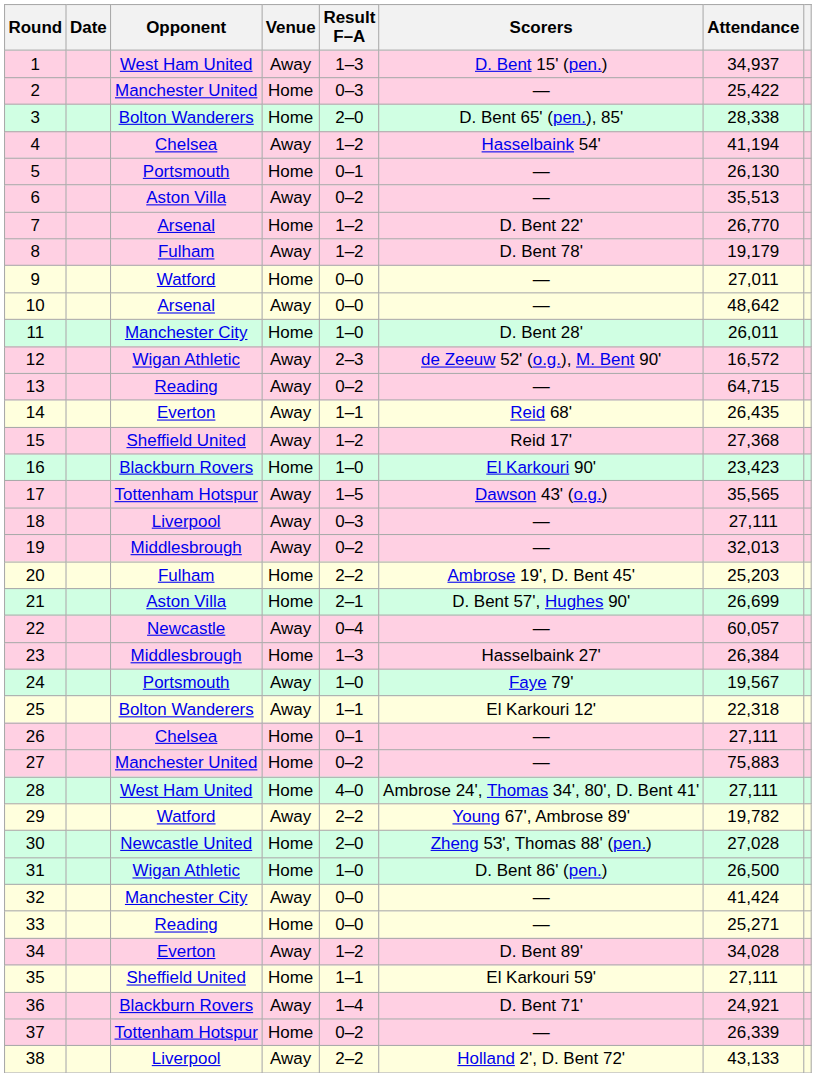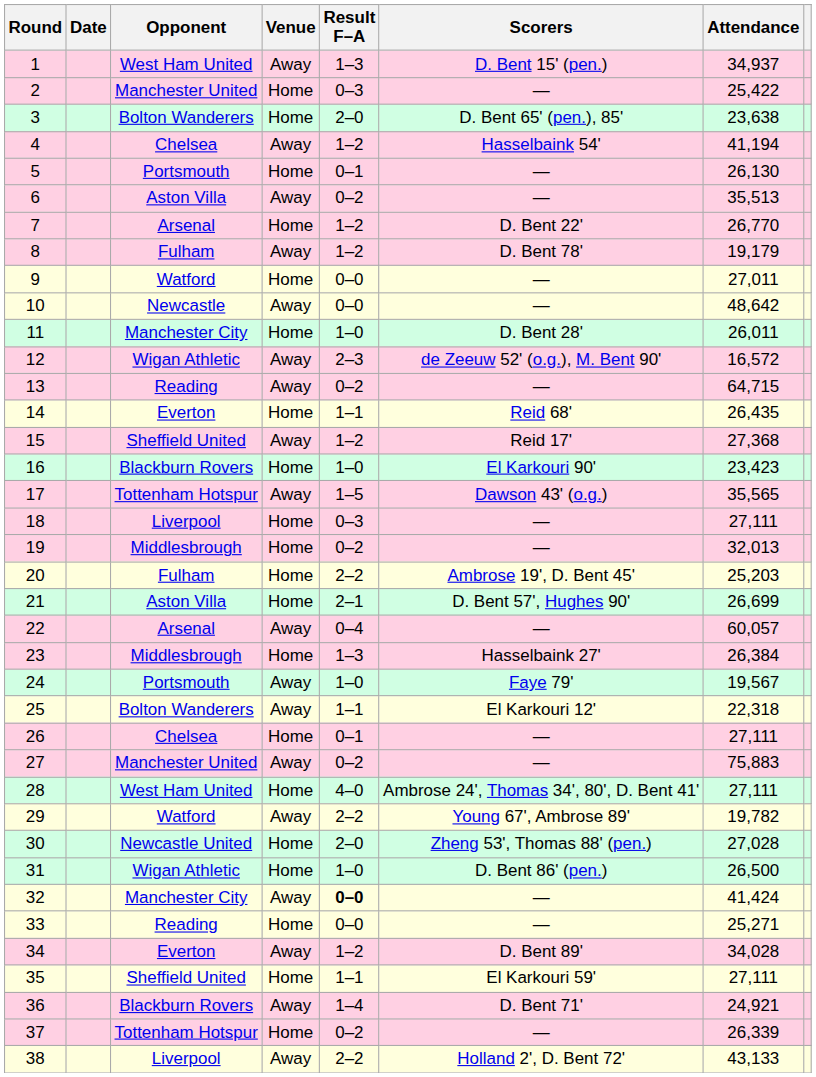(753, 117) 28,338 -> (753, 117) 23,638
(186, 306) Arsenal -> (186, 306) Newcastle
(291, 413) Away -> (291, 413) Home
(291, 521) Away -> (291, 521) Home
(291, 548) Away -> (291, 548) Home
(186, 628) Newcastle -> (186, 628) Arsenal
(291, 763) Home -> (291, 763) Away
(349, 897) normal -> (349, 897) bold
